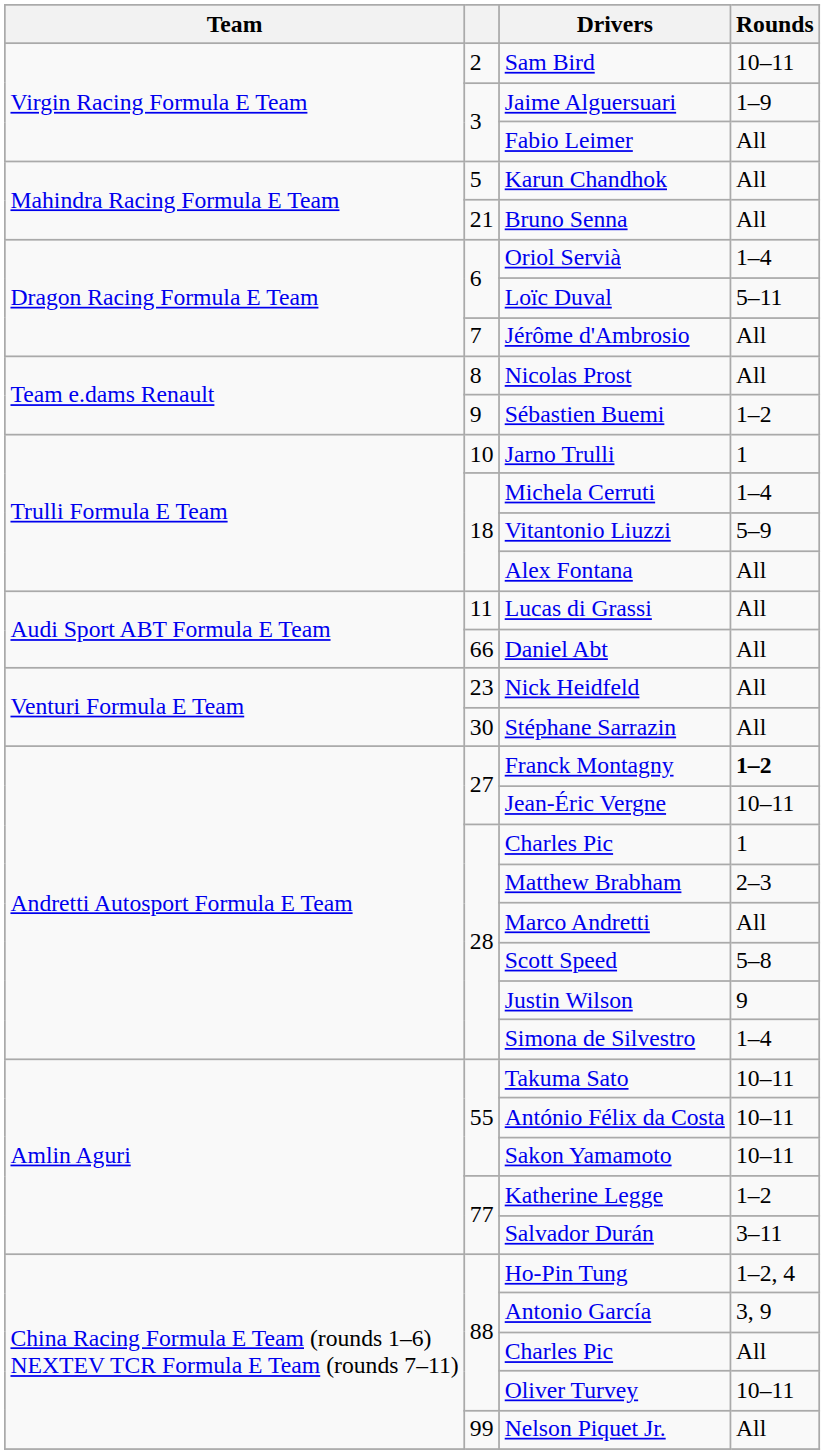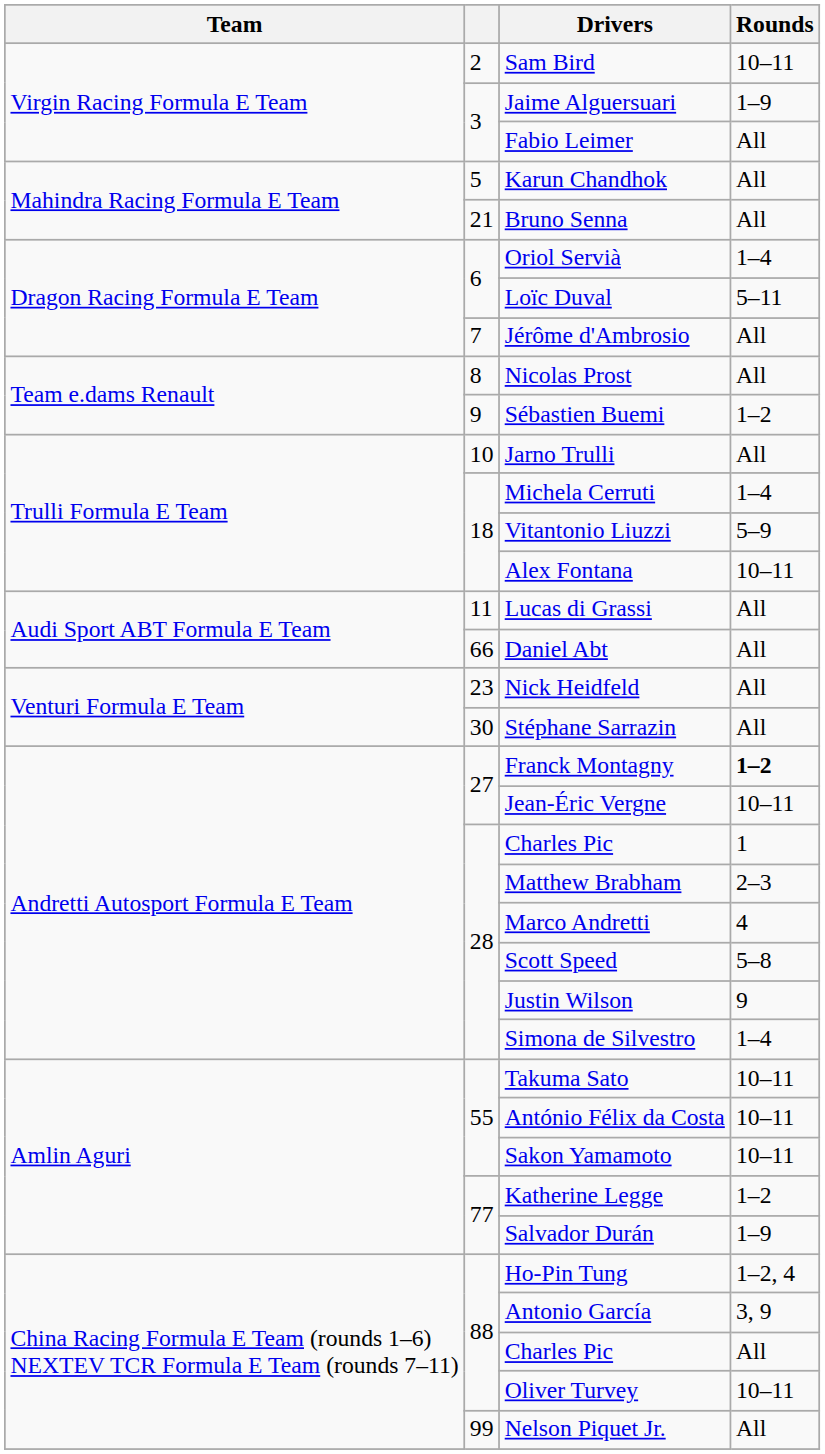(742, 453) 1 -> (751, 453) All
(751, 570) All -> (765, 570) 10–11
(751, 921) All -> (742, 921) 4
(759, 1233) 3–11 -> (754, 1233) 1–9
